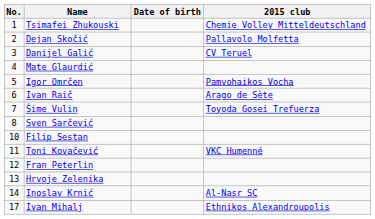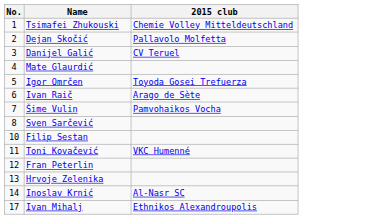- column: (167, 11)
(250, 81) Pamvohaikos Vocha -> (190, 81) Toyoda Gosei Trefuerza
(263, 109) Toyoda Gosei Trefuerza -> (177, 109) Pamvohaikos Vocha
